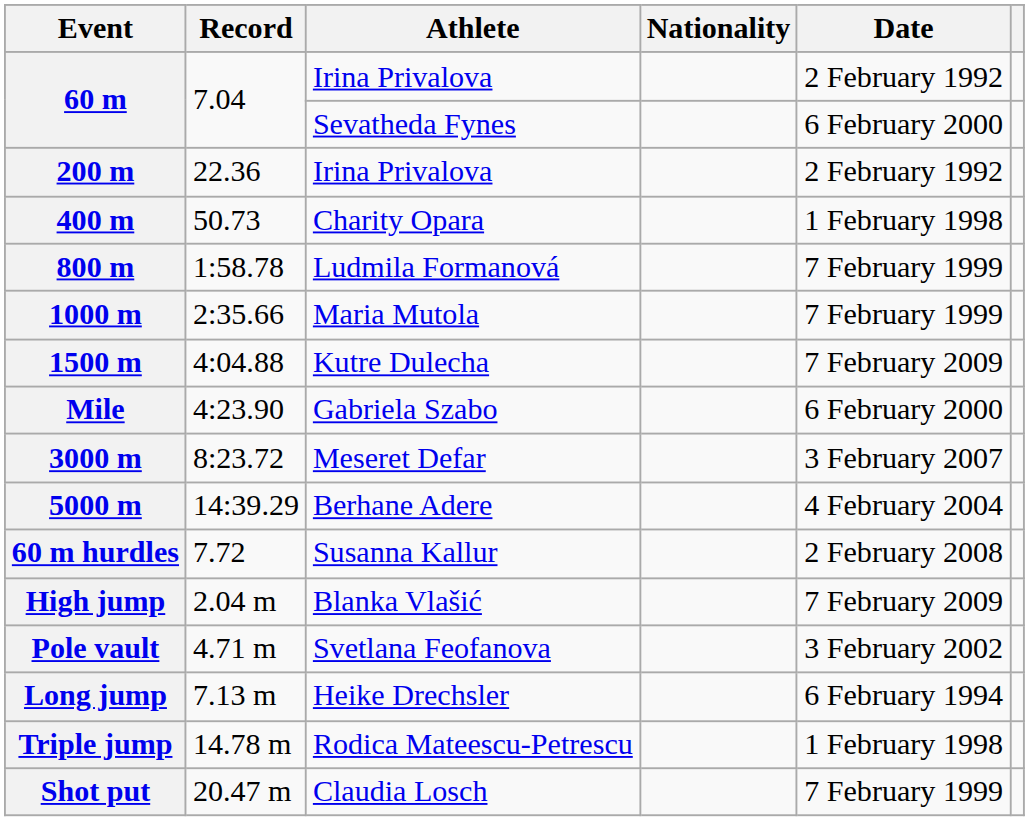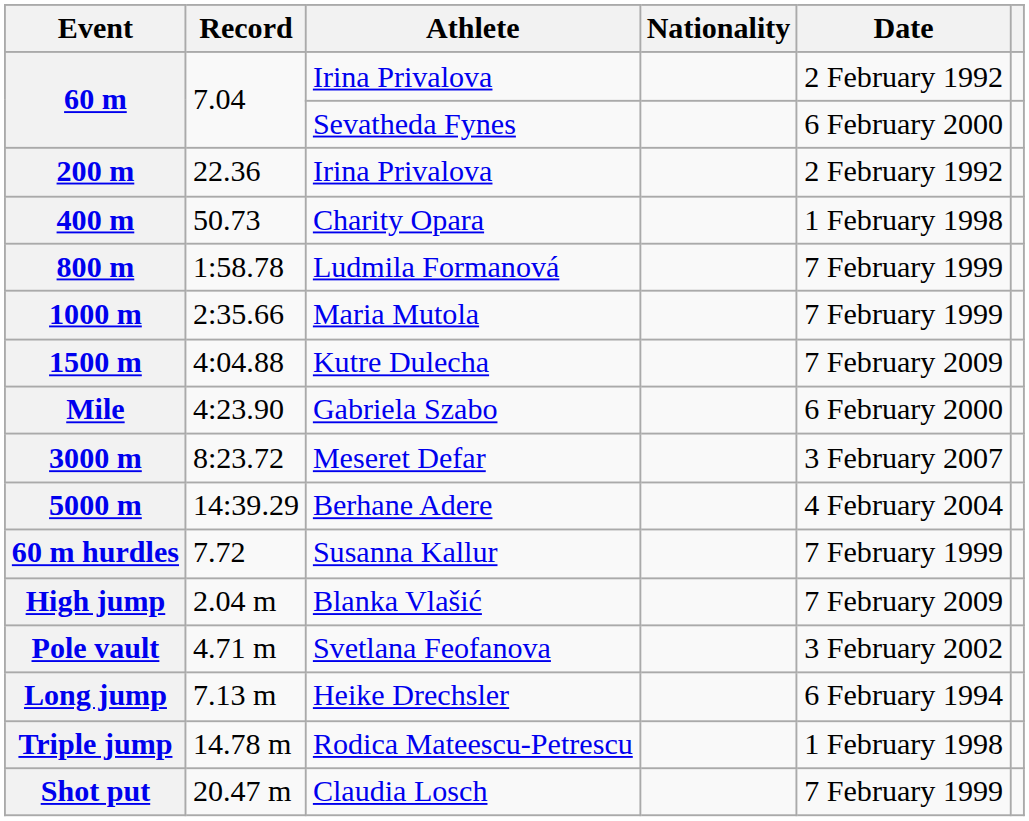(904, 553) 2 February 2008 -> (904, 553) 7 February 1999
